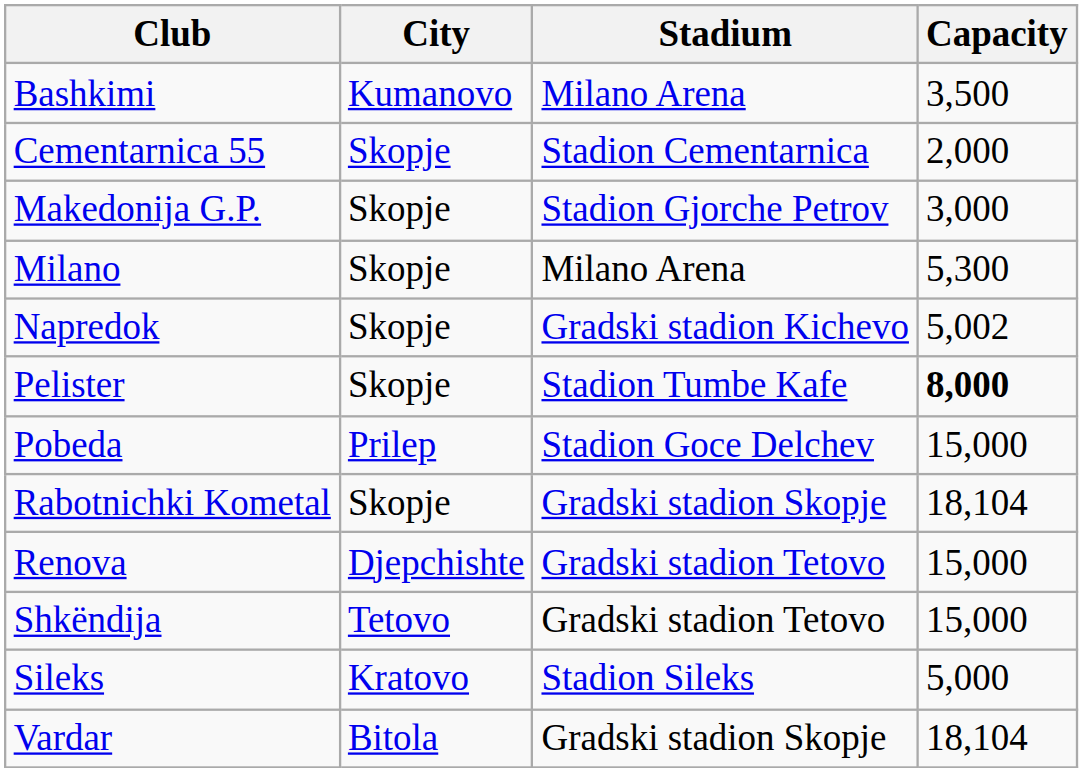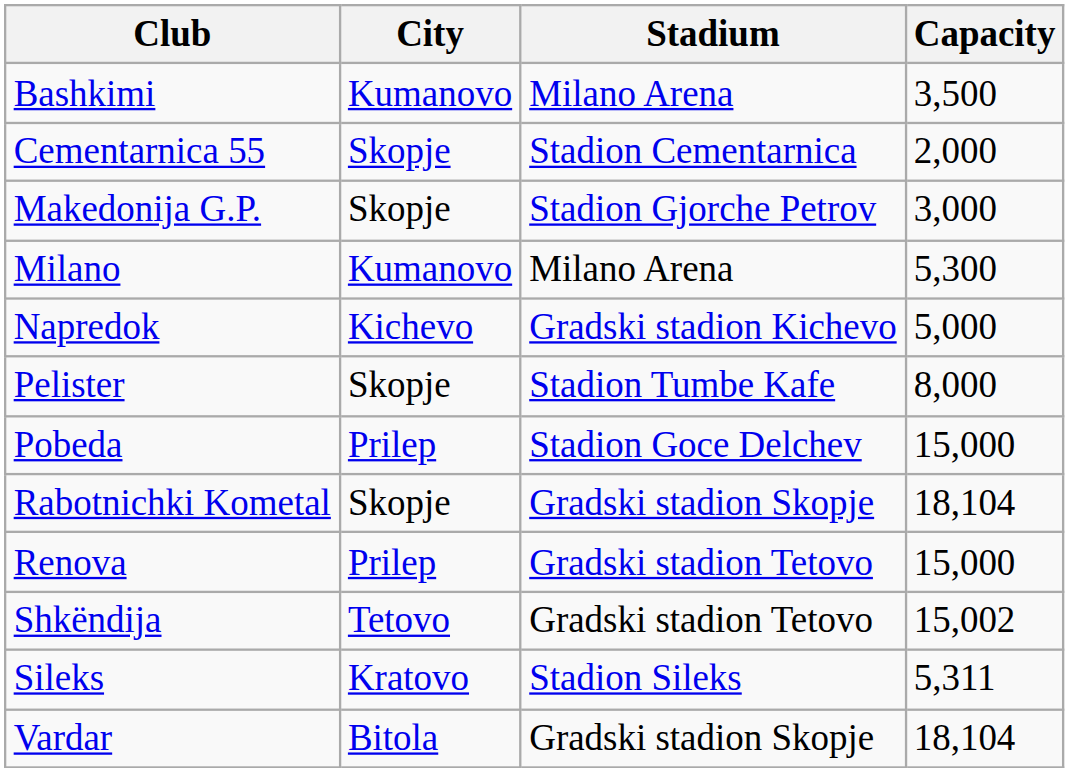(399, 268) Skopje -> (430, 268) Kumanovo
(399, 326) Skopje -> (411, 326) Kichevo
(968, 326) 5,002 -> (955, 326) 5,000
(968, 385) bold -> (955, 385) normal
(436, 561) Djepchishte -> (392, 561) Prilep
(977, 619) 15,000 -> (965, 619) 15,002
(968, 678) 5,000 -> (955, 678) 5,311
